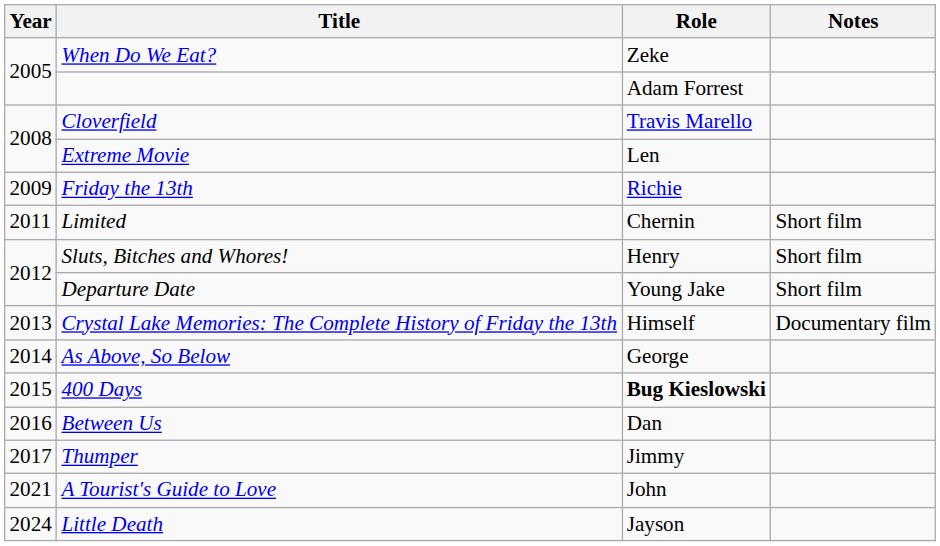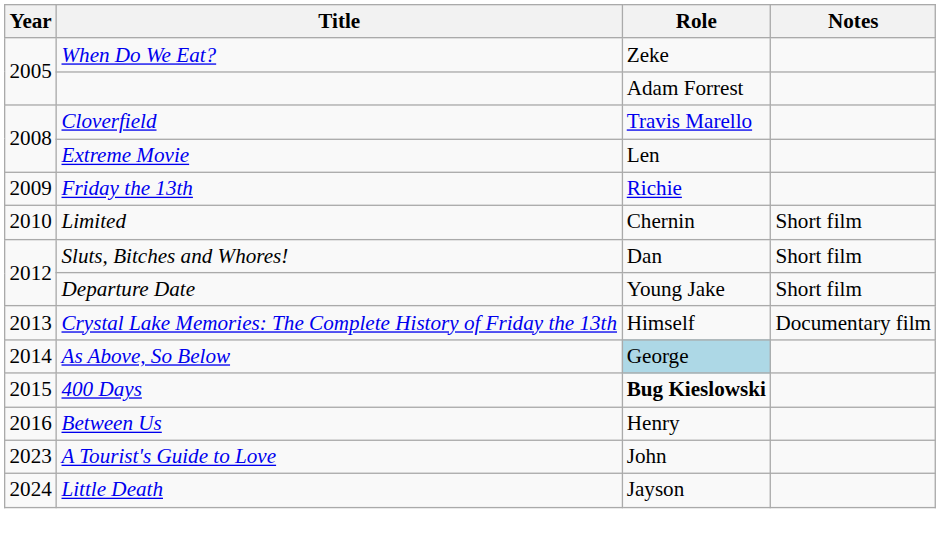(30, 222) 2011 -> (31, 222) 2010
(653, 255) Henry -> (644, 255) Dan
(658, 356) no background -> (658, 356) lightblue background
(644, 423) Dan -> (653, 423) Henry
- row: (100, 456)
(31, 490) 2021 -> (31, 456) 2023
